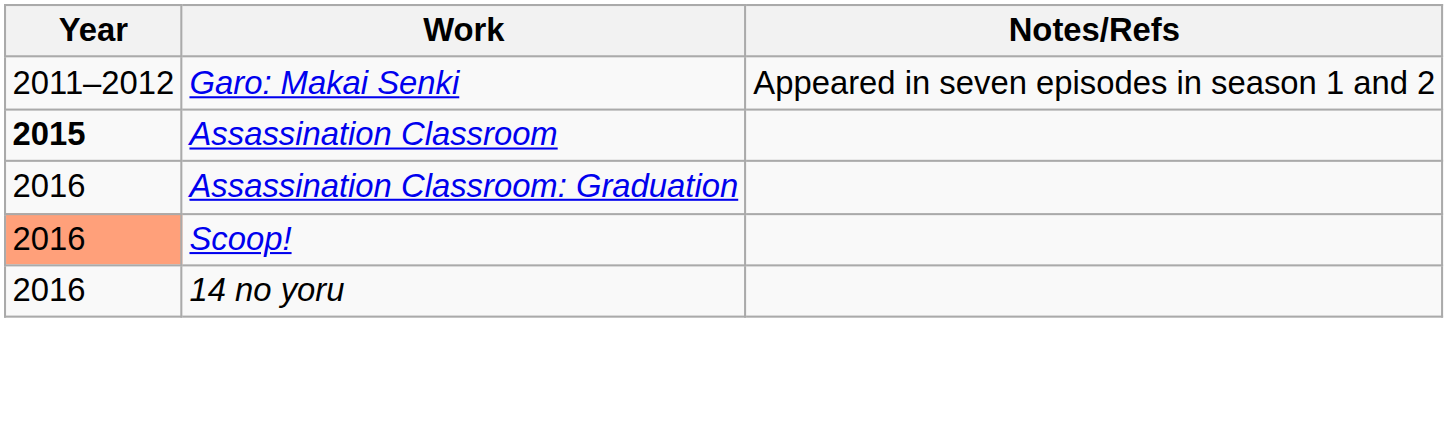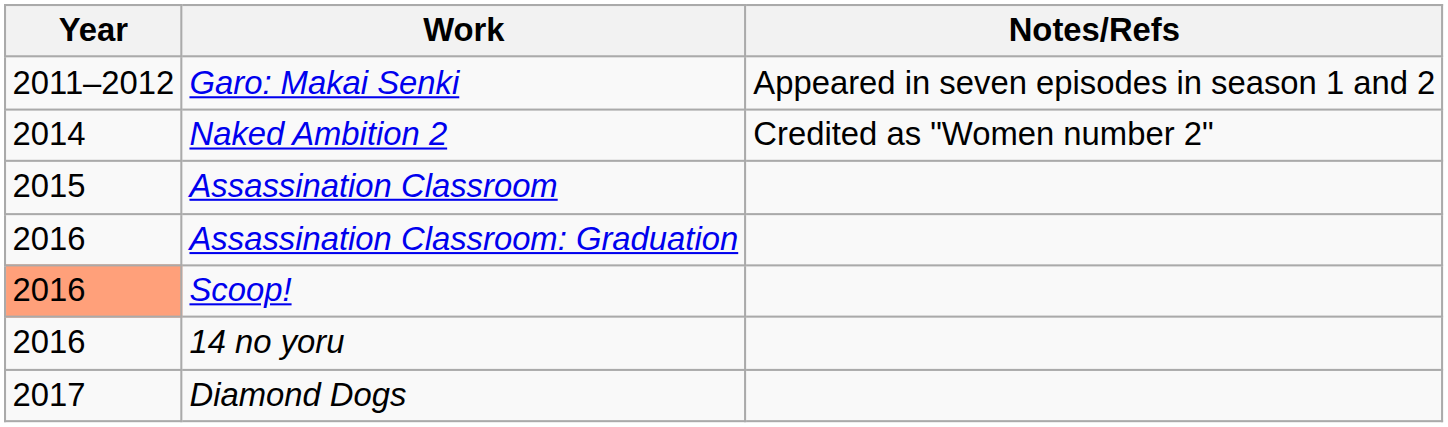+ row: (318, 134)
(49, 134) bold -> (49, 186) normal
+ row: (298, 394)
